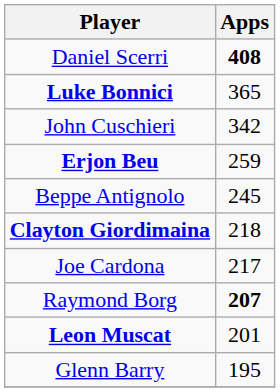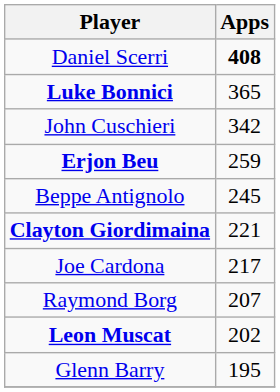(245, 230) 218 -> (245, 230) 221
(245, 299) bold -> (245, 299) normal
(245, 334) 201 -> (245, 334) 202
